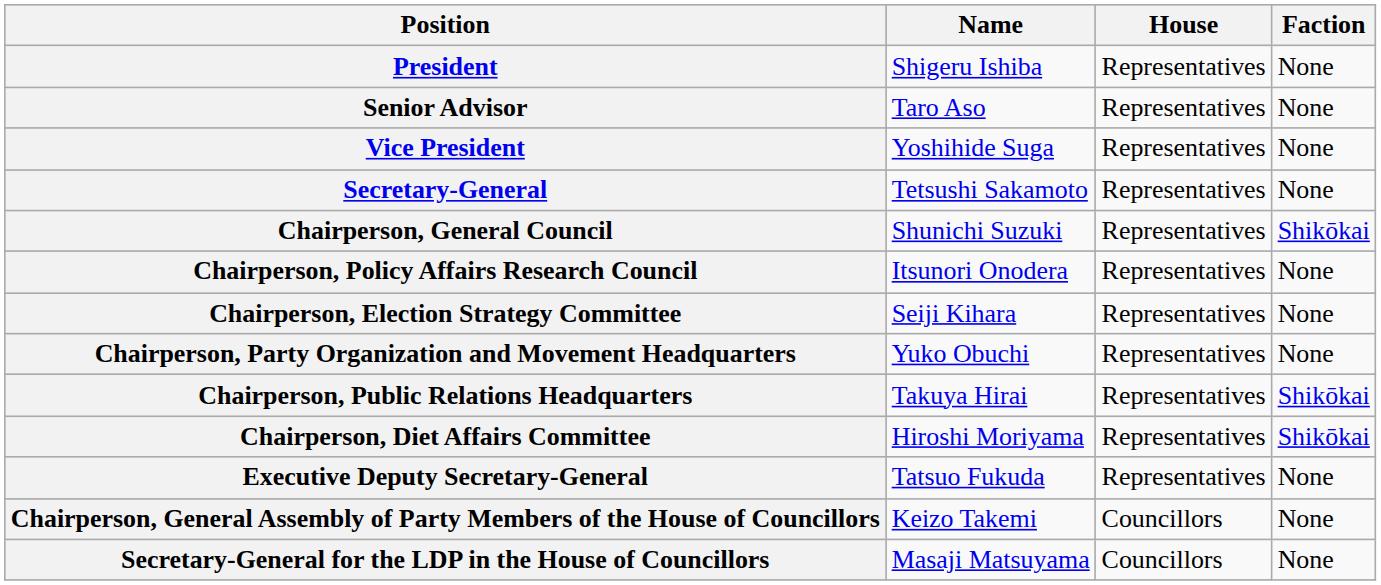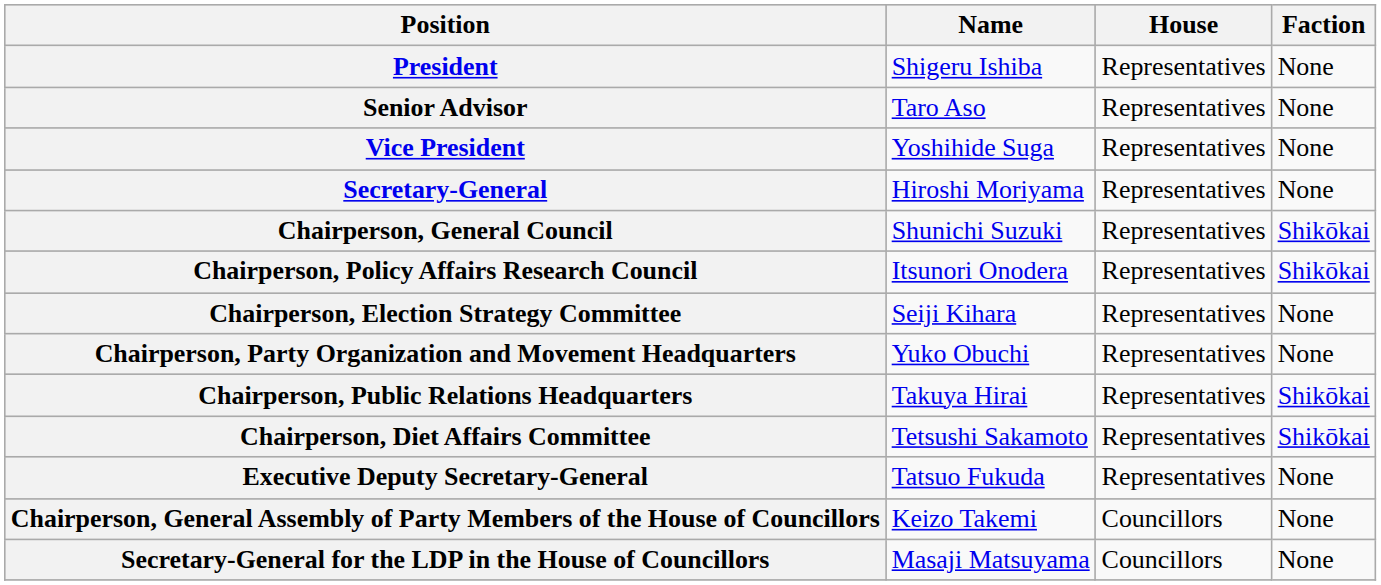(990, 189) Tetsushi Sakamoto -> (988, 189) Hiroshi Moriyama
(1306, 271) None -> (1324, 271) Shikōkai
(988, 436) Hiroshi Moriyama -> (990, 436) Tetsushi Sakamoto
